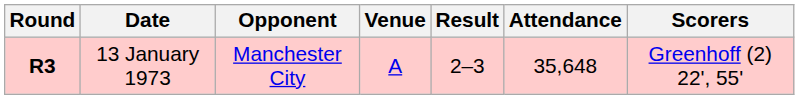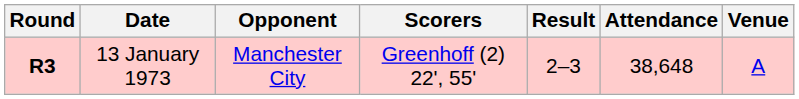columns swapped: (395, 20) <-> (710, 20)
(565, 65) 35,648 -> (661, 65) 38,648
